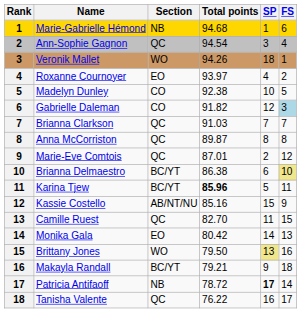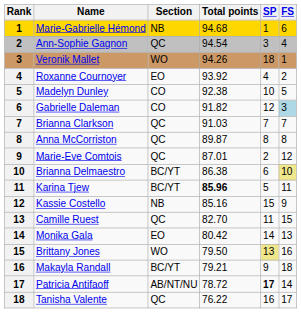(215, 76) 93.97 -> (215, 76) 93.92
(174, 204) AB/NT/NU -> (157, 204) NB
(157, 284) NB -> (174, 284) AB/NT/NU
